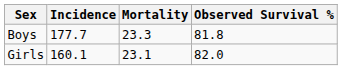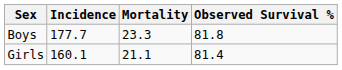(137, 54) 23.1 -> (137, 54) 21.1
(209, 54) 82.0 -> (209, 54) 81.4
